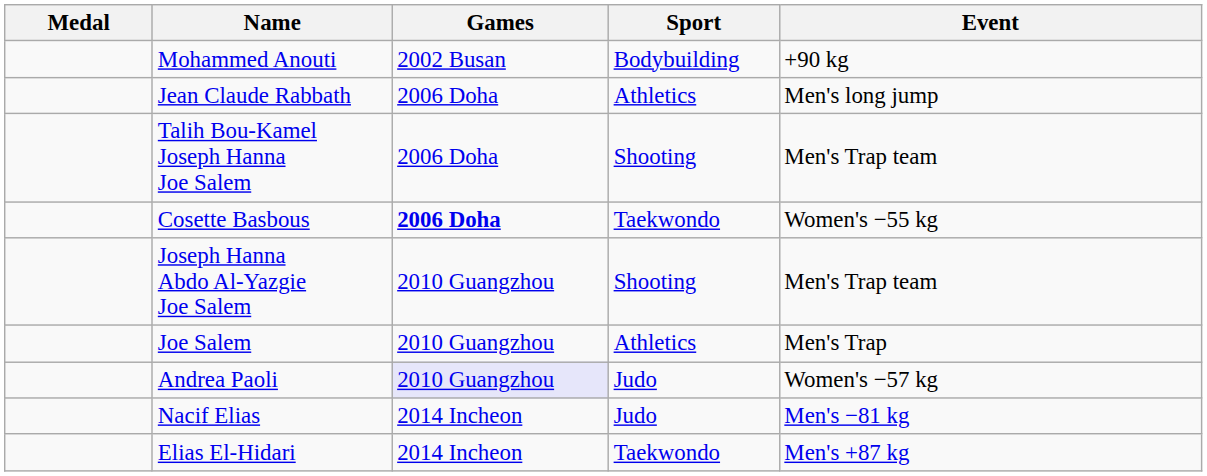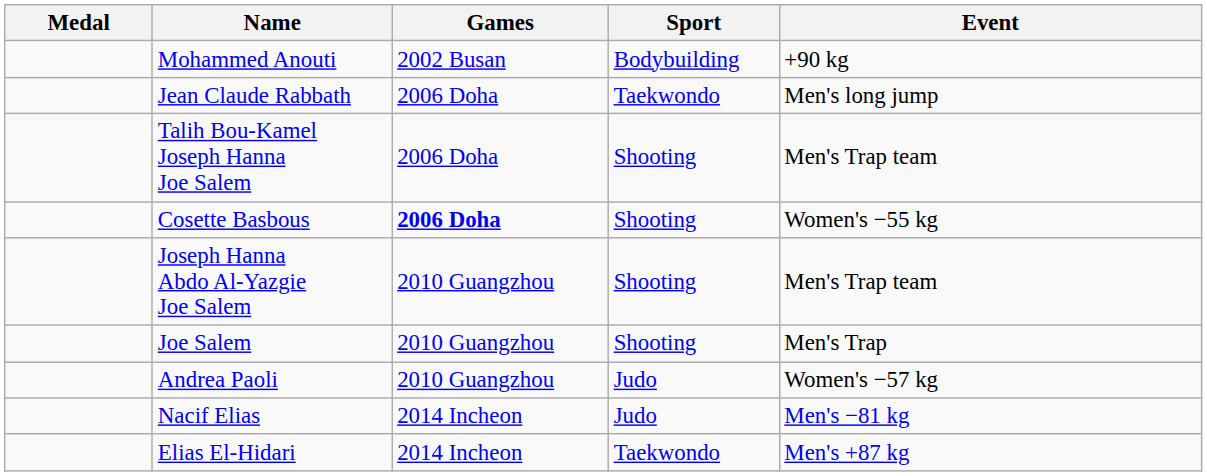(655, 95) Athletics -> (667, 95) Taekwondo
(667, 219) Taekwondo -> (655, 219) Shooting
(655, 343) Athletics -> (655, 343) Shooting
(476, 379) lavender background -> (476, 379) no background
